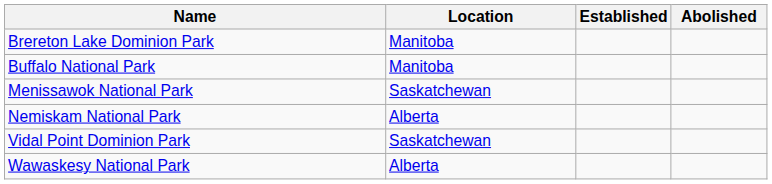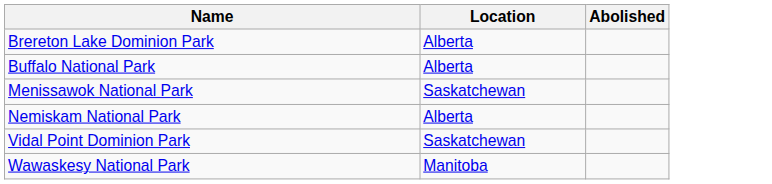- column: (624, 16)
(421, 41) Manitoba -> (448, 41) Alberta
(421, 66) Manitoba -> (448, 66) Alberta
(414, 166) Alberta -> (455, 166) Manitoba
